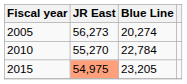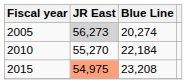(91, 32) no background -> (91, 32) lightgrey background
(139, 50) 22,784 -> (139, 50) 22,184
(139, 69) 23,205 -> (139, 69) 23,208
